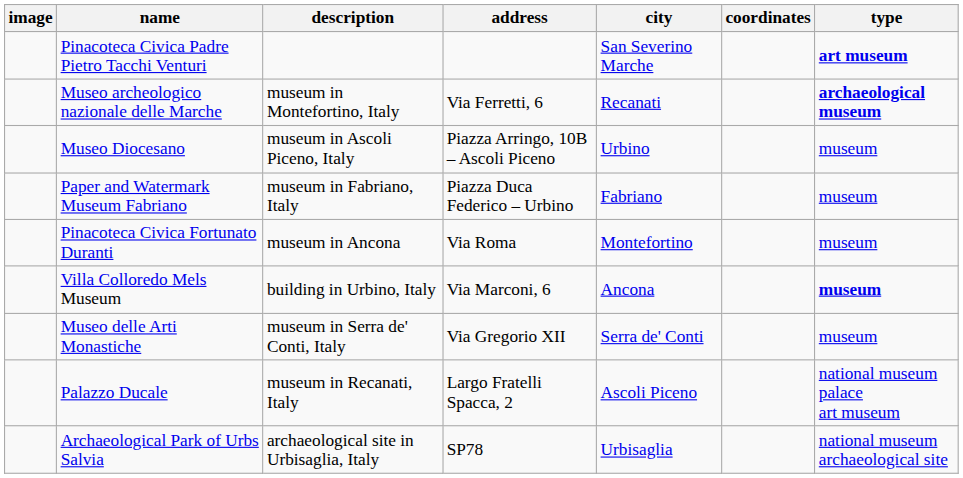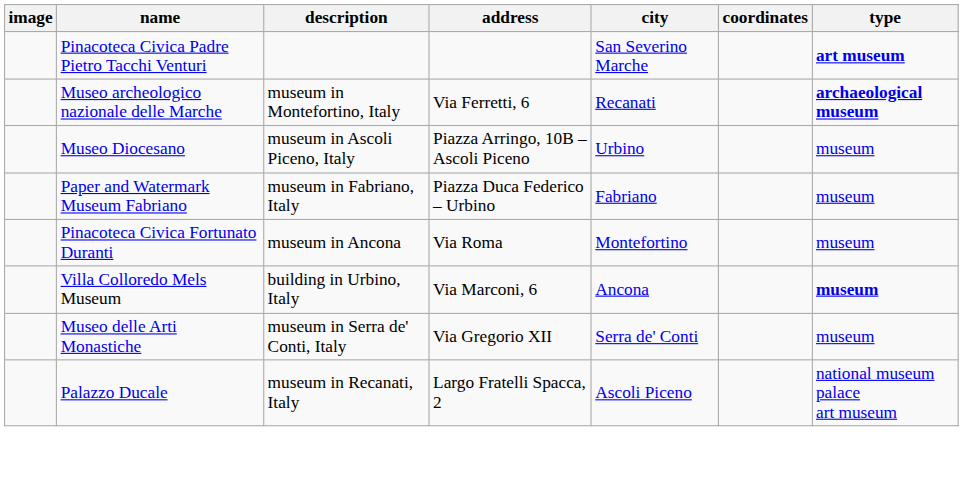- row: (160, 449)
